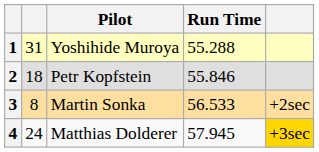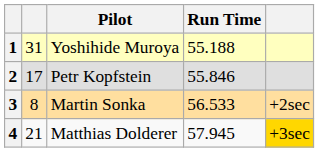(211, 47) 55.288 -> (211, 47) 55.188
(34, 76) 18 -> (34, 76) 17
(34, 133) 24 -> (34, 133) 21
